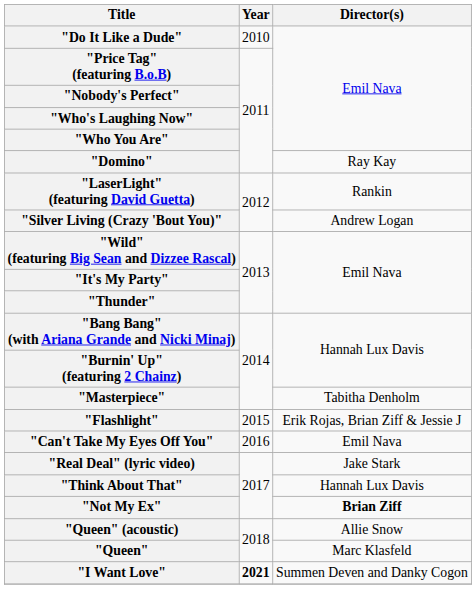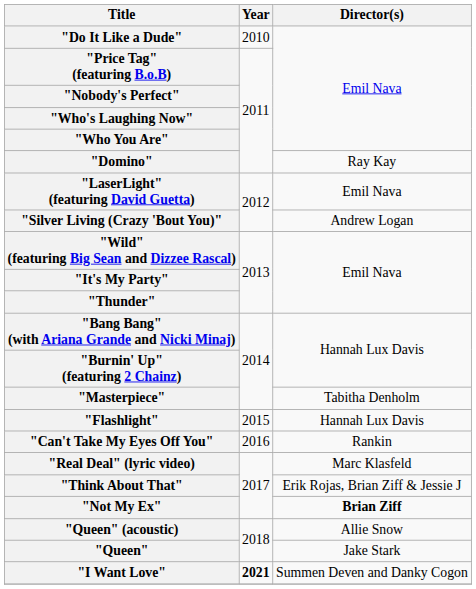(372, 191) Rankin -> (372, 191) Emil Nava
(372, 420) Erik Rojas, Brian Ziff & Jessie J -> (372, 420) Hannah Lux Davis
(372, 441) Emil Nava -> (372, 441) Rankin
(372, 463) Jake Stark -> (372, 463) Marc Klasfeld
(372, 485) Hannah Lux Davis -> (372, 485) Erik Rojas, Brian Ziff & Jessie J
(372, 551) Marc Klasfeld -> (372, 551) Jake Stark
